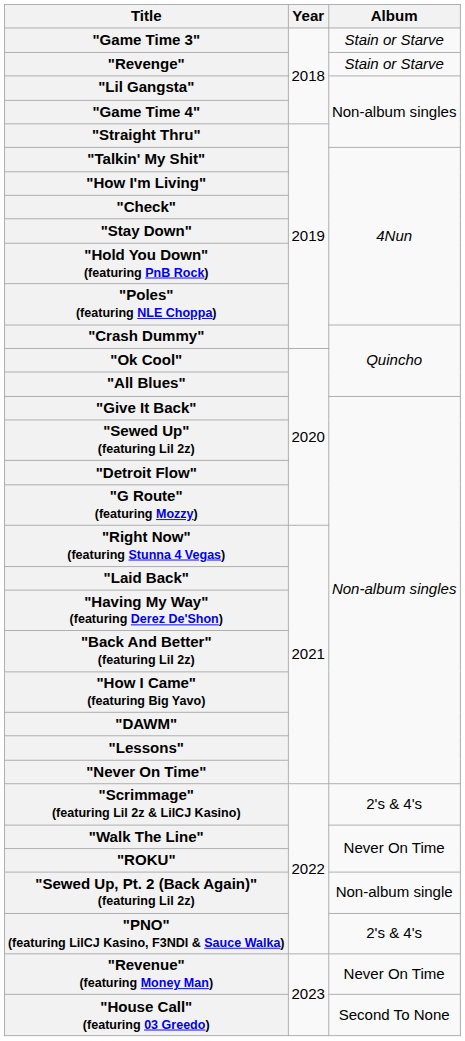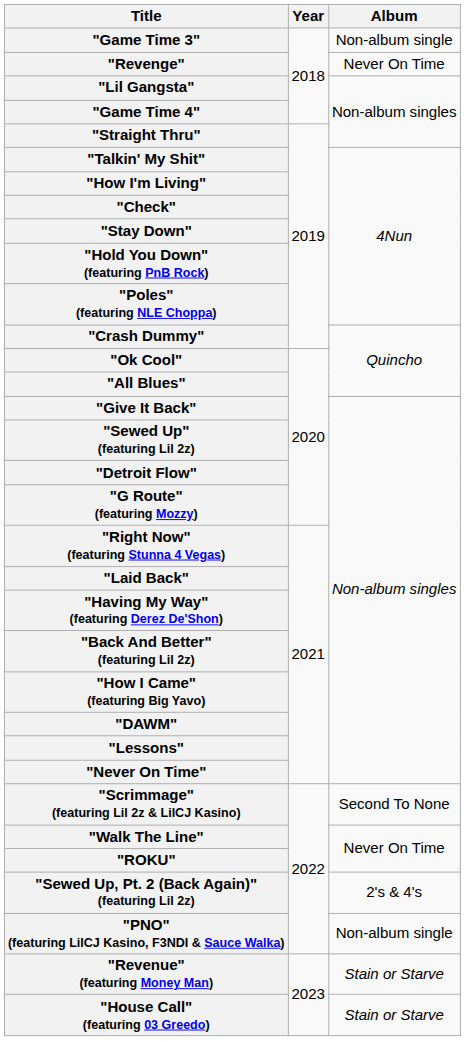(394, 40) Stain or Starve -> (394, 40) Non-album single
(394, 64) Stain or Starve -> (394, 64) Never On Time
(394, 804) 2's & 4's -> (394, 804) Second To None
(394, 892) Non-album single -> (394, 892) 2's & 4's
(394, 933) 2's & 4's -> (394, 933) Non-album single
(394, 974) Never On Time -> (394, 974) Stain or Starve
(394, 1015) Second To None -> (394, 1015) Stain or Starve
